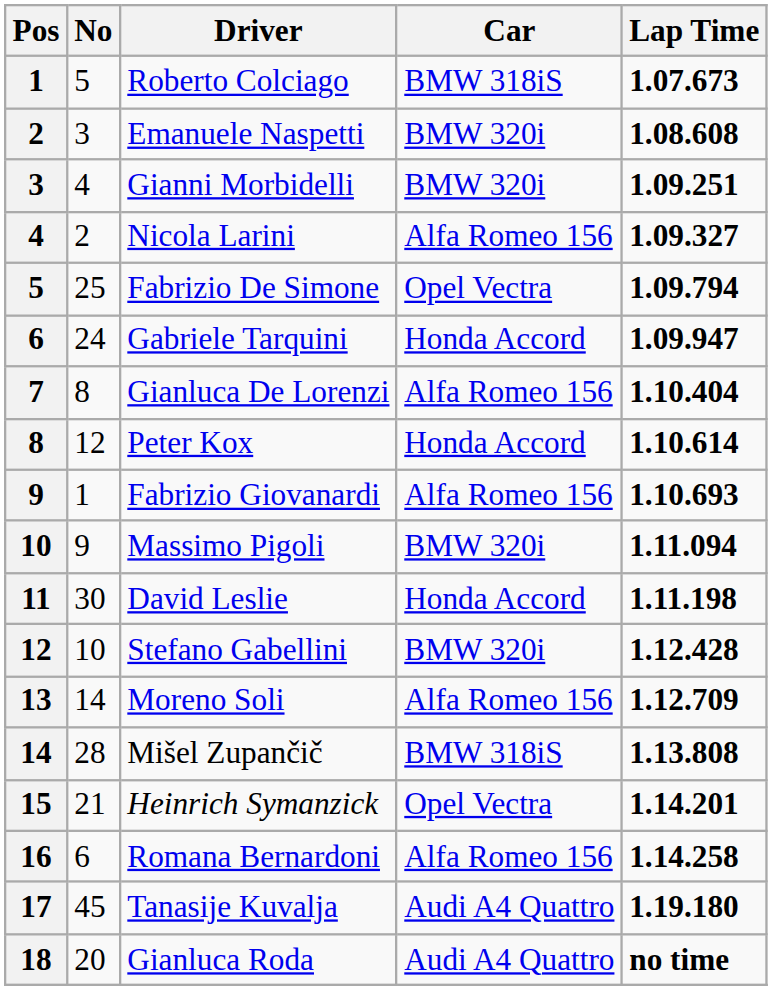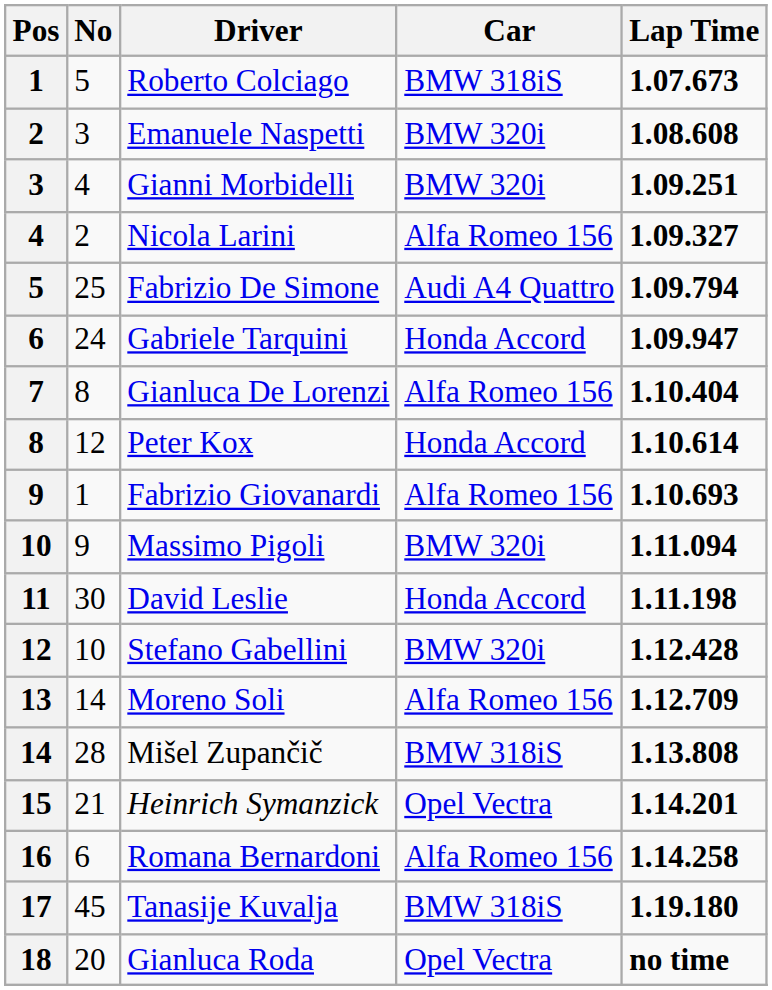(478, 287) Opel Vectra -> (509, 287) Audi A4 Quattro
(509, 907) Audi A4 Quattro -> (483, 907) BMW 318iS
(509, 958) Audi A4 Quattro -> (478, 958) Opel Vectra
